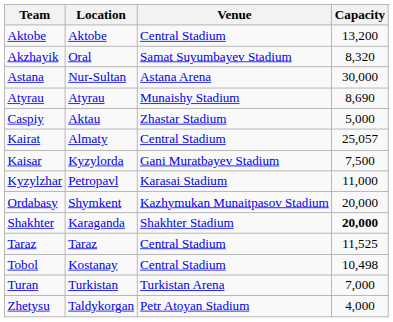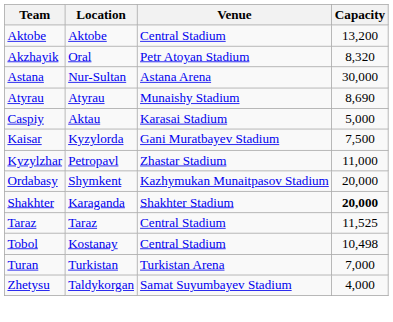(216, 56) Samat Suyumbayev Stadium -> (195, 56) Petr Atoyan Stadium
(183, 118) Zhastar Stadium -> (184, 118) Karasai Stadium
- row: (24, 139)
(184, 181) Karasai Stadium -> (183, 160) Zhastar Stadium
(195, 306) Petr Atoyan Stadium -> (216, 285) Samat Suyumbayev Stadium
